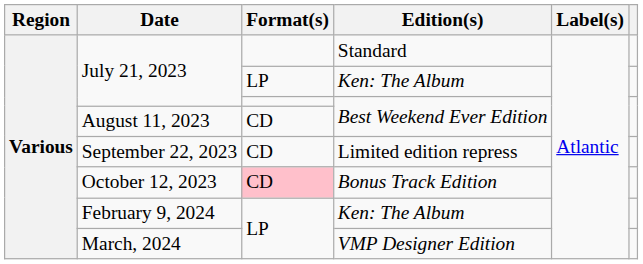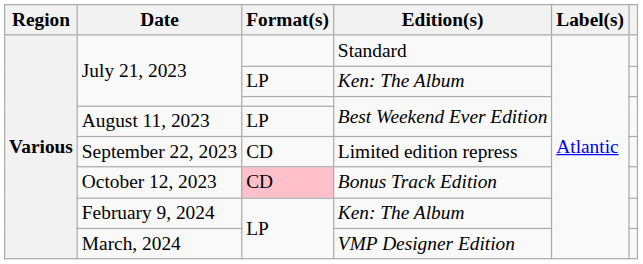(260, 120) CD -> (257, 120) LP
